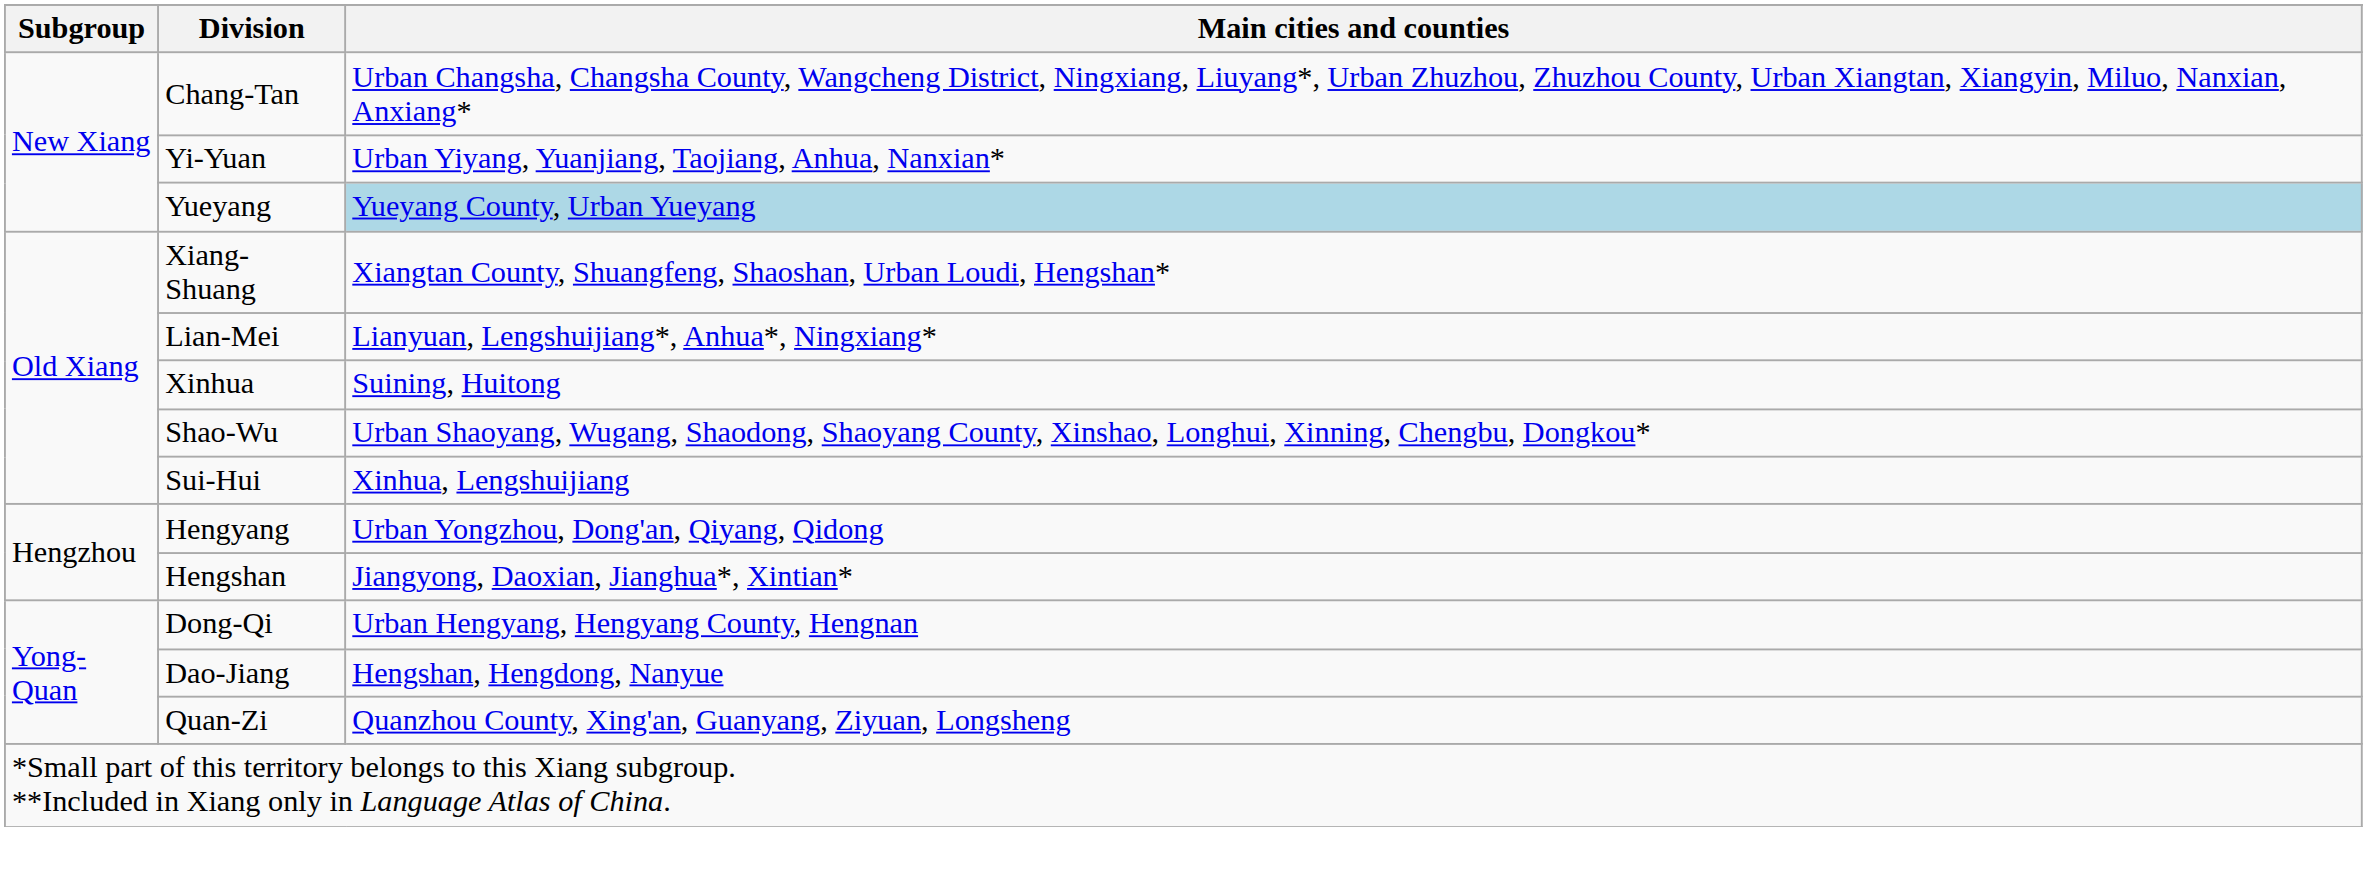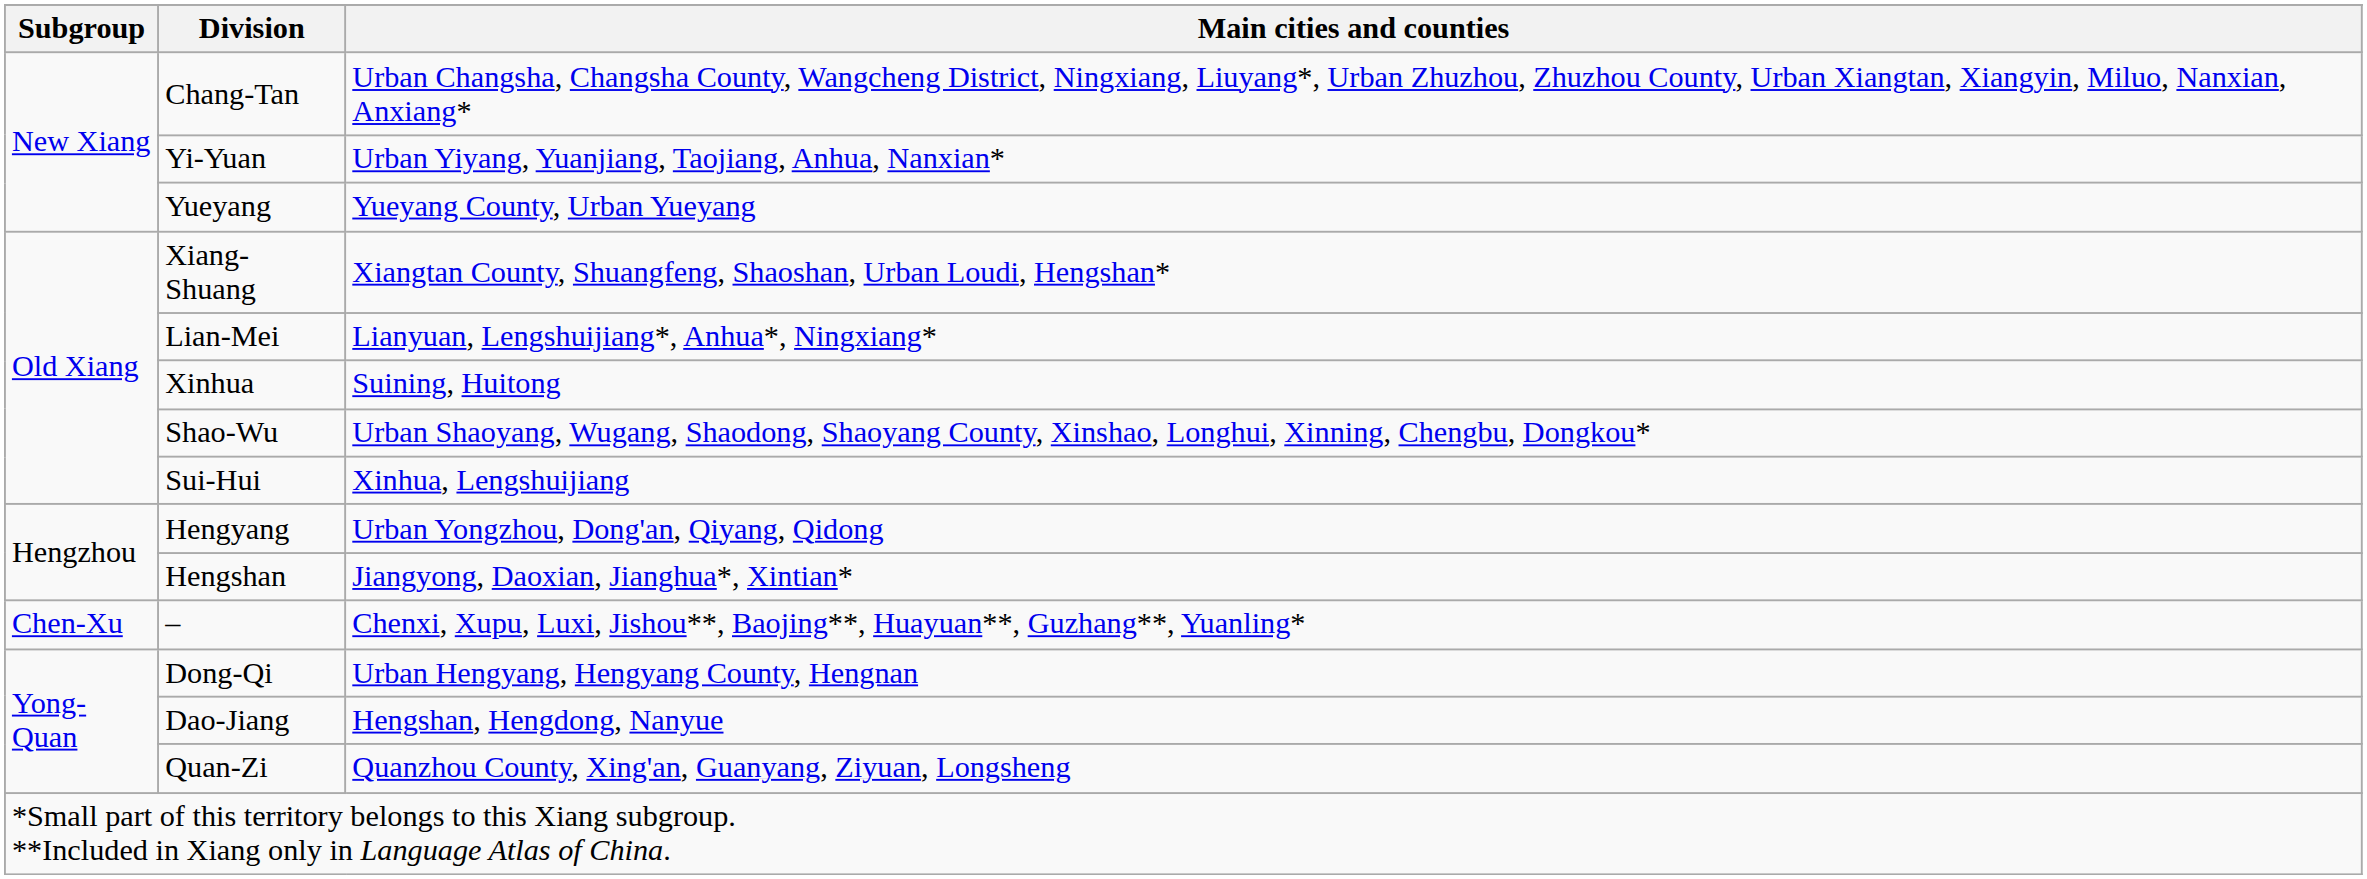(554, 206) lightblue background -> (554, 206) no background
+ row: (173, 624)
